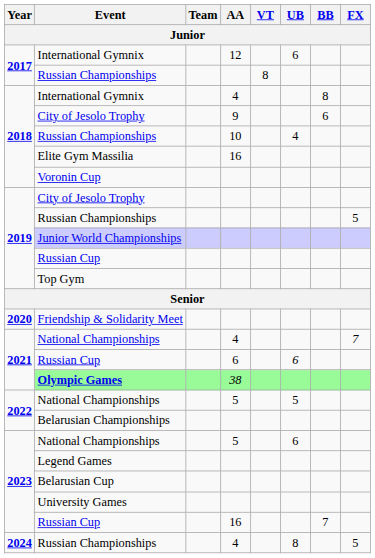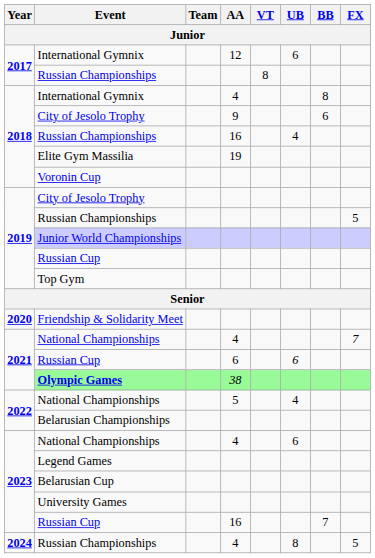(235, 136) 10 -> (235, 136) 16
(235, 156) 16 -> (235, 156) 19
(295, 400) 5 -> (295, 400) 4
(235, 441) 5 -> (235, 441) 4
